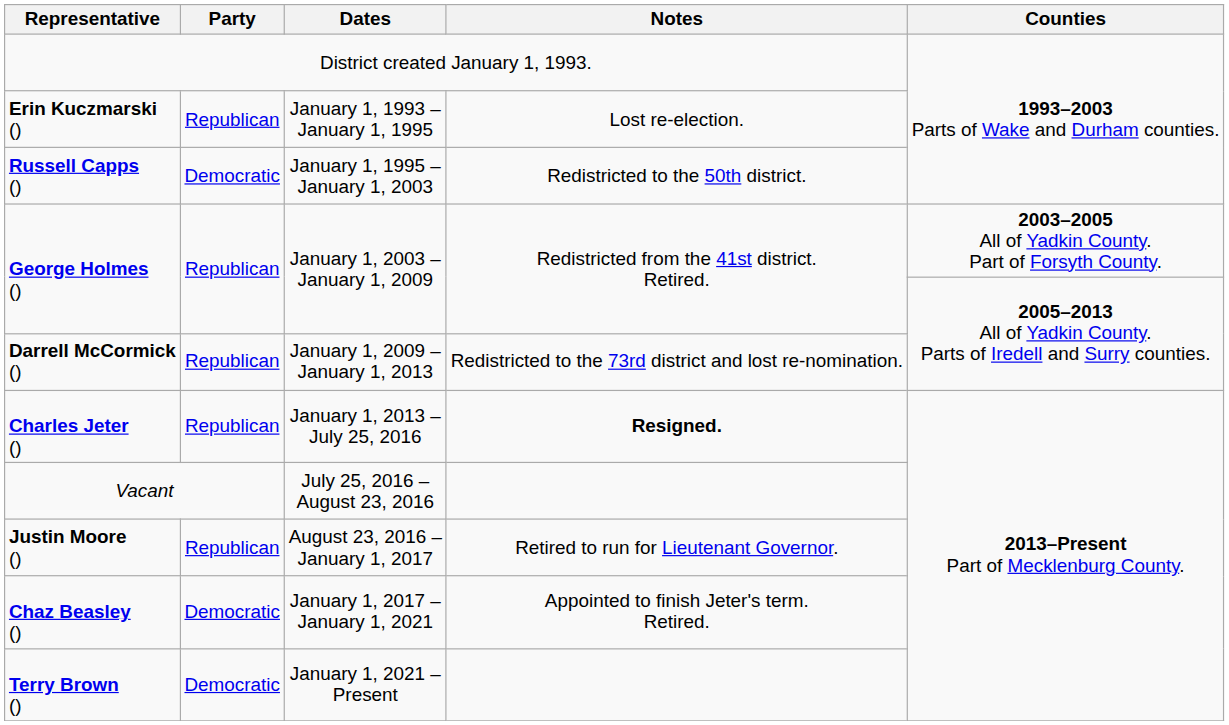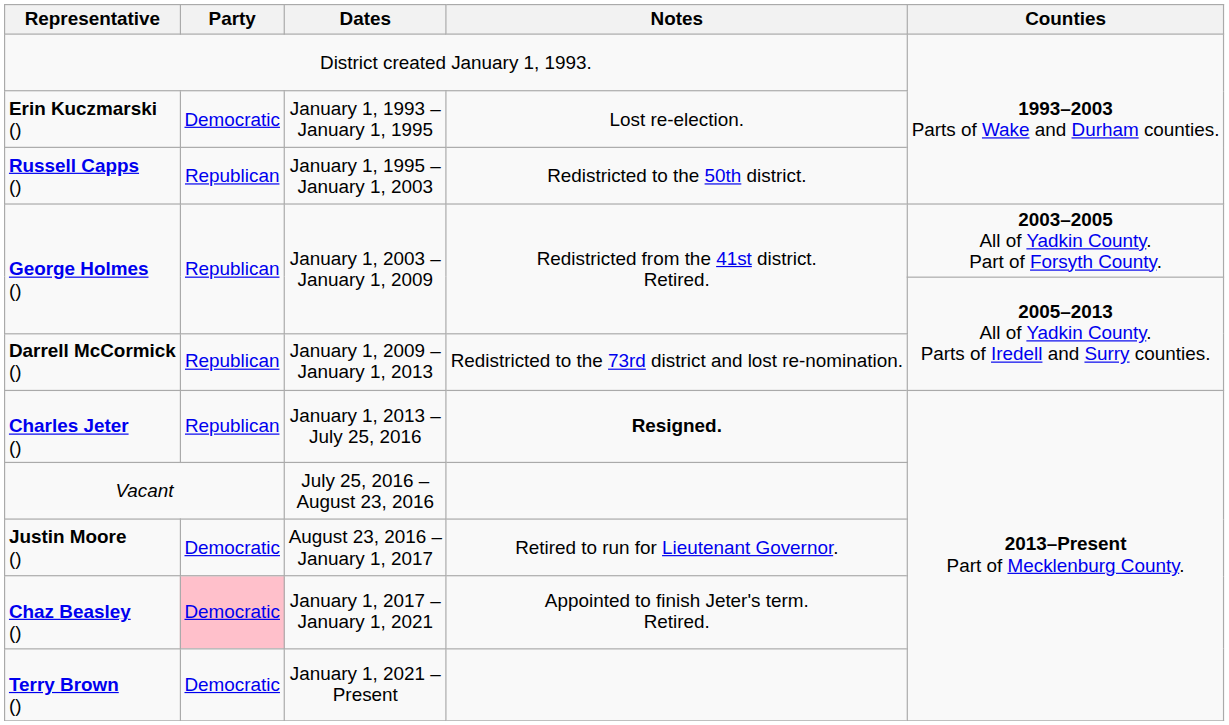(232, 119) Republican -> (232, 119) Democratic
(232, 176) Democratic -> (232, 176) Republican
(232, 547) Republican -> (232, 547) Democratic
(232, 611) no background -> (232, 611) pink background
